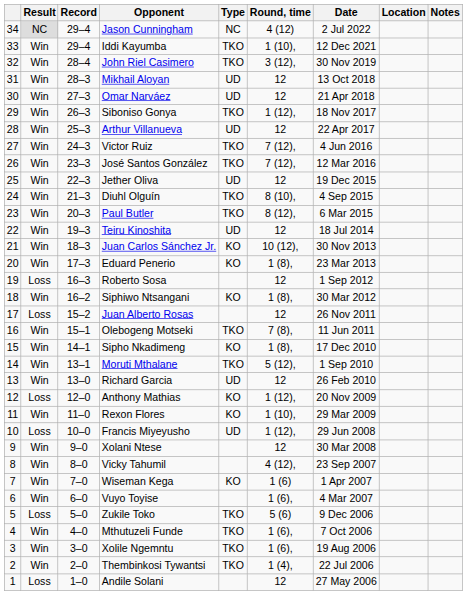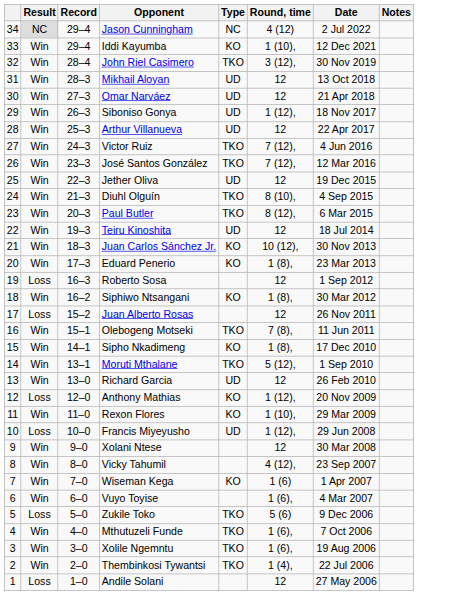- column: (404, 12)
(233, 46) TKO -> (233, 46) KO
(233, 113) TKO -> (233, 113) UD
